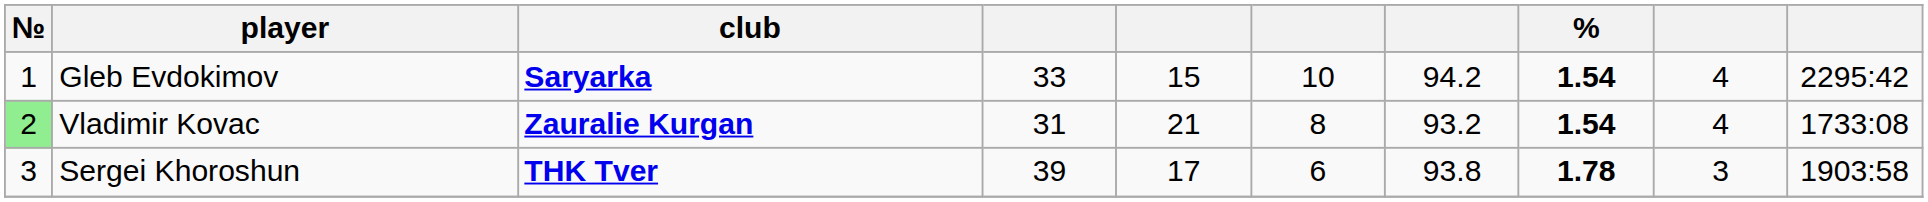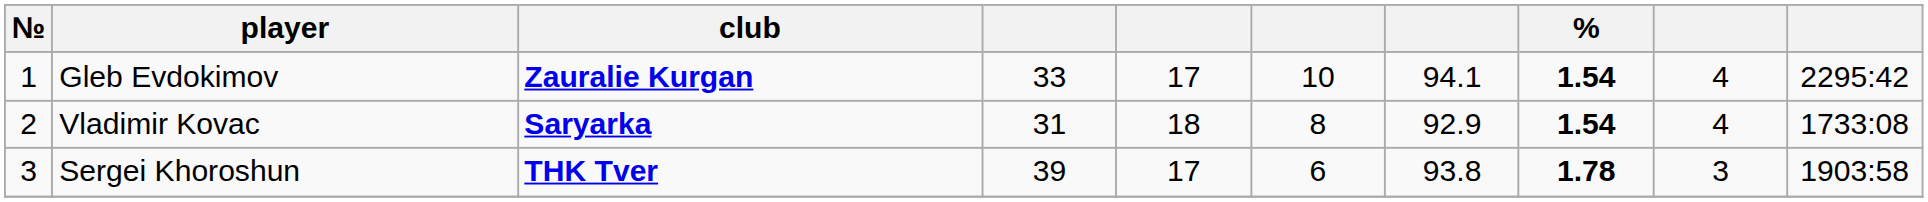(588, 76) Saryarka -> (639, 76) Zauralie Kurgan
(1184, 76) 15 -> (1184, 76) 17
(1452, 76) 94.2 -> (1452, 76) 94.1
(29, 123) lightgreen background -> (29, 123) no background
(639, 123) Zauralie Kurgan -> (588, 123) Saryarka
(1184, 123) 21 -> (1184, 123) 18
(1452, 123) 93.2 -> (1452, 123) 92.9
